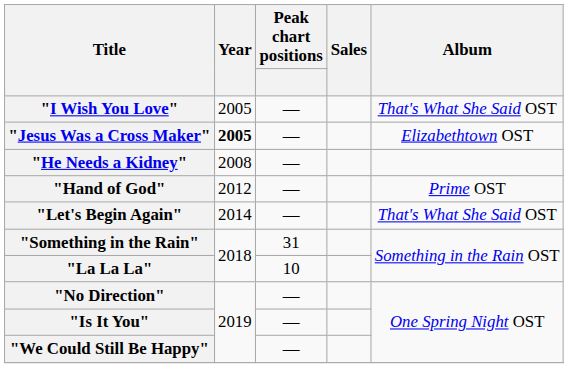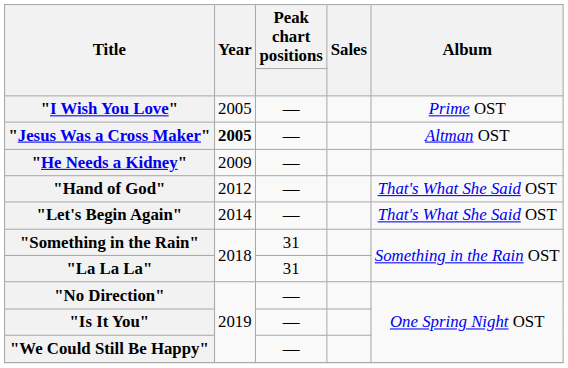(467, 108) That's What She Said OST -> (467, 108) Prime OST
(467, 135) Elizabethtown OST -> (467, 135) Altman OST
(235, 162) 2008 -> (235, 162) 2009
(467, 188) Prime OST -> (467, 188) That's What She Said OST
(291, 268) 10 -> (291, 268) 31
